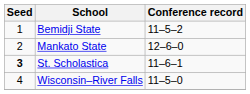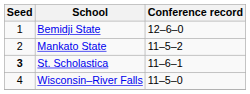(165, 30) 11–5–2 -> (166, 30) 12–6–0
(166, 47) 12–6–0 -> (165, 47) 11–5–2
